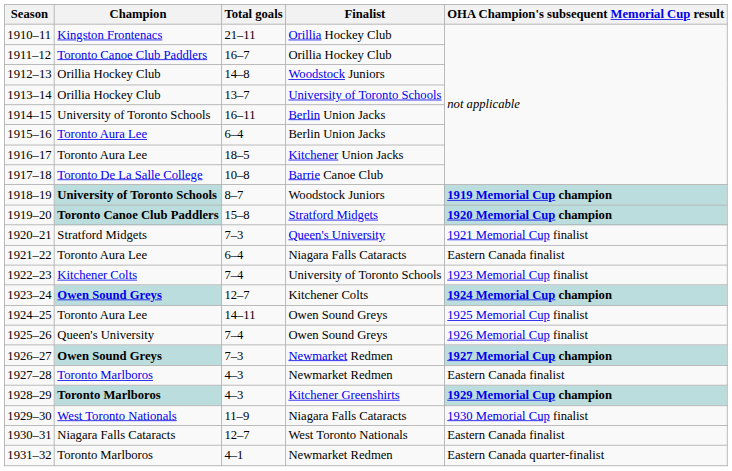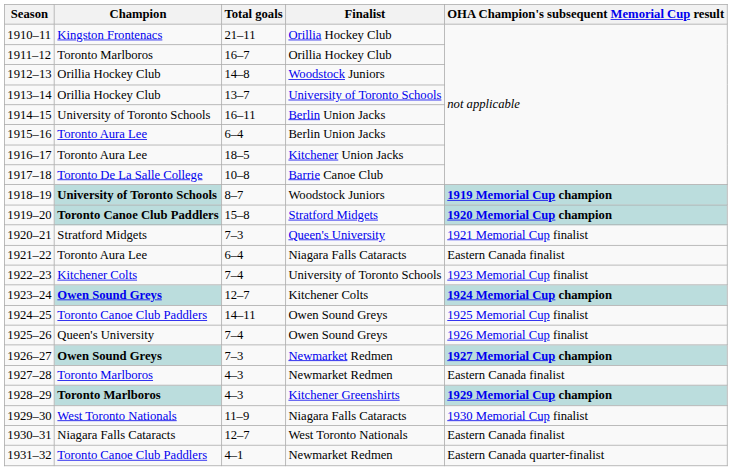(132, 54) Toronto Canoe Club Paddlers -> (105, 54) Toronto Marlboros
(102, 315) Toronto Aura Lee -> (132, 315) Toronto Canoe Club Paddlers
(105, 455) Toronto Marlboros -> (132, 455) Toronto Canoe Club Paddlers
